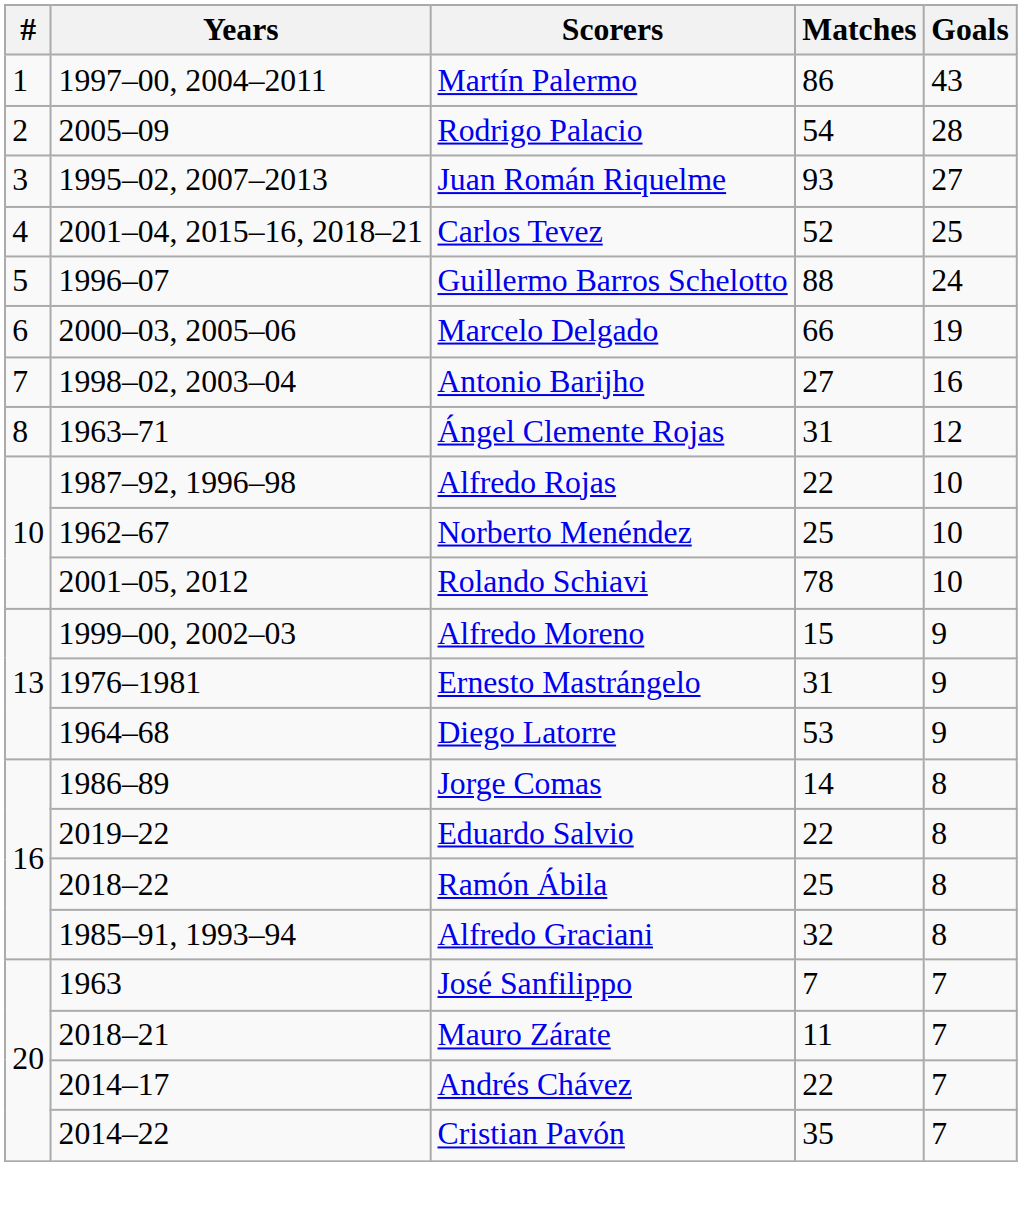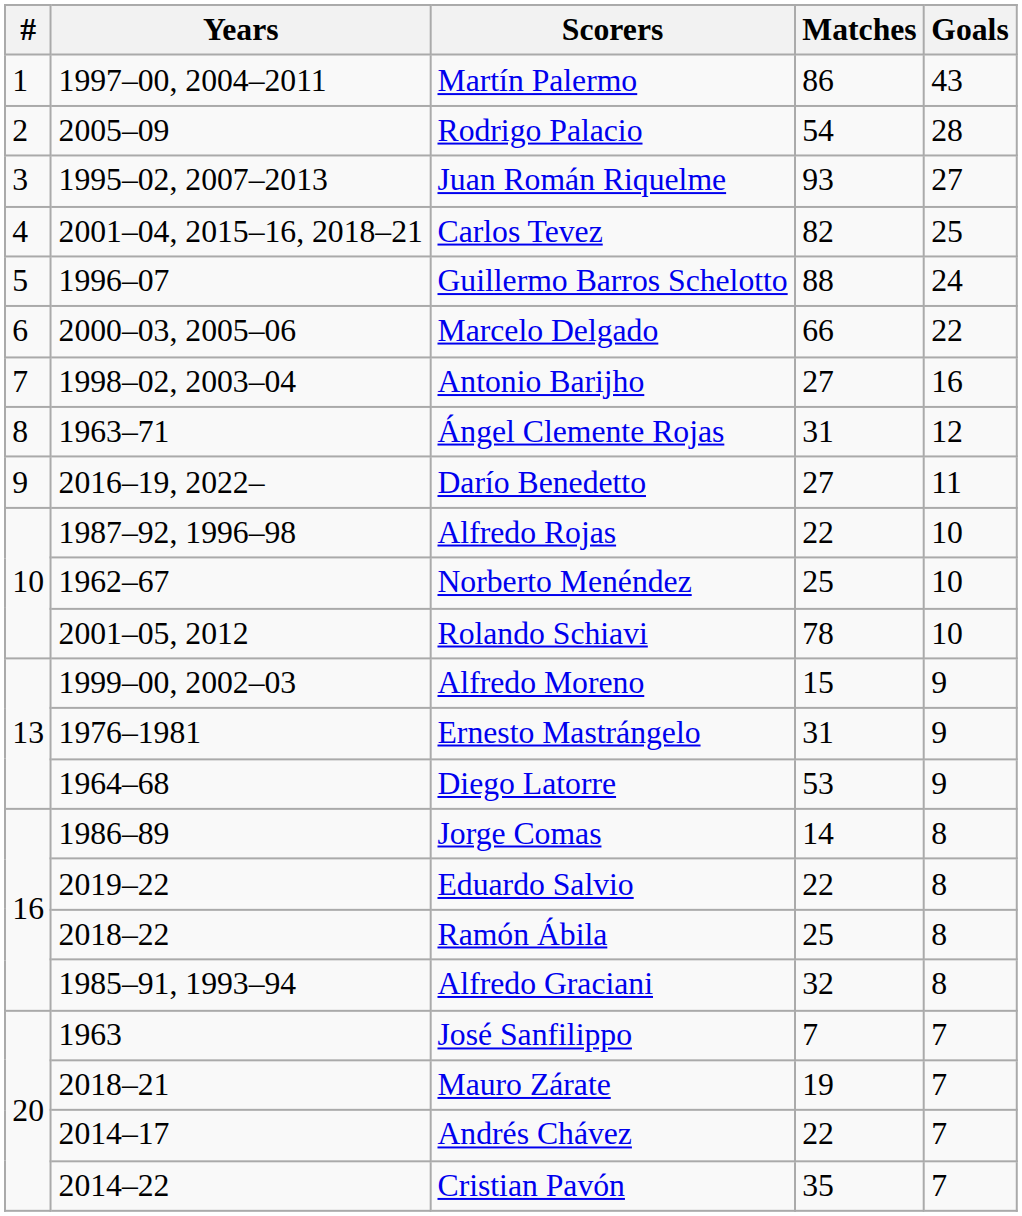(818, 230) 52 -> (818, 230) 82
(947, 331) 19 -> (947, 331) 22
+ row: (542, 481)
(818, 1034) 11 -> (818, 1084) 19
